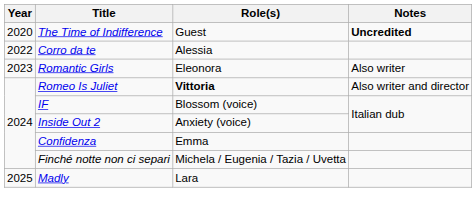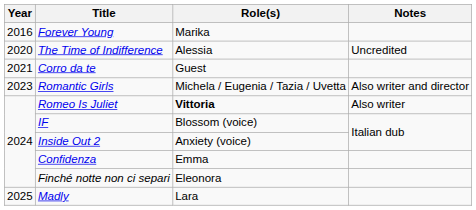+ row: (76, 31)
(191, 31) Guest -> (194, 50) Alessia
(381, 31) bold -> (379, 50) normal
(20, 50) 2022 -> (20, 68) 2021
(194, 50) Alessia -> (191, 68) Guest
(198, 68) Eleonora -> (261, 86) Michela / Eugenia / Tazia / Uvetta
(378, 68) Also writer -> (410, 86) Also writer and director
(410, 86) Also writer and director -> (378, 104) Also writer
(261, 159) Michela / Eugenia / Tazia / Uvetta -> (198, 178) Eleonora
